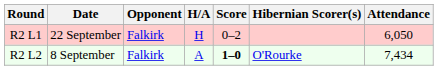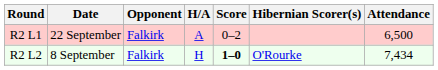(199, 34) H -> (199, 34) A
(399, 34) 6,050 -> (399, 34) 6,500
(199, 55) A -> (199, 55) H
